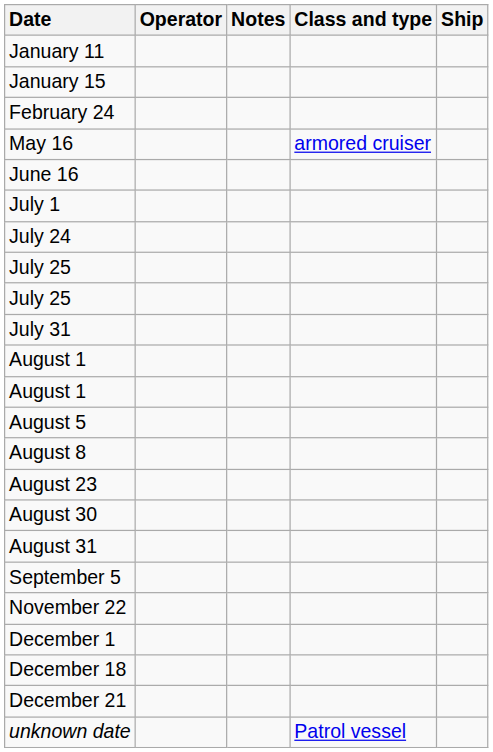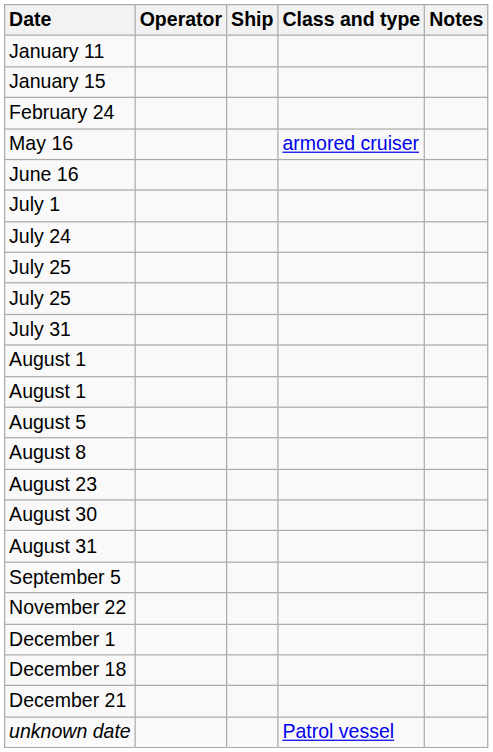columns swapped: (462, 19) <-> (258, 19)
